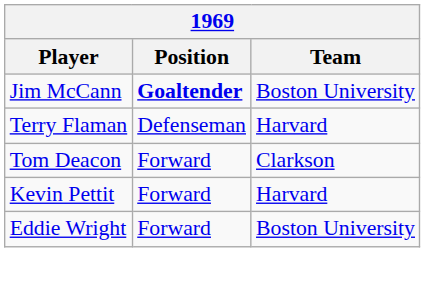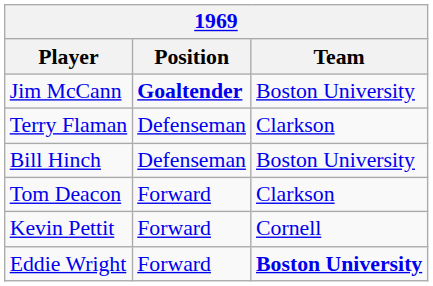(292, 125) Harvard -> (295, 125) Clarkson
+ row: (55, 159)
(292, 194) Harvard -> (289, 228) Cornell
(336, 228) normal -> (339, 263) bold
